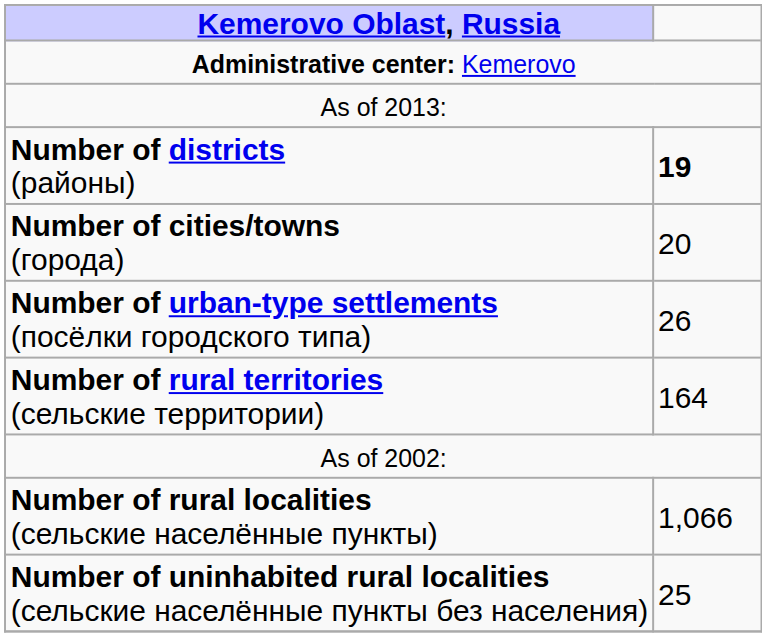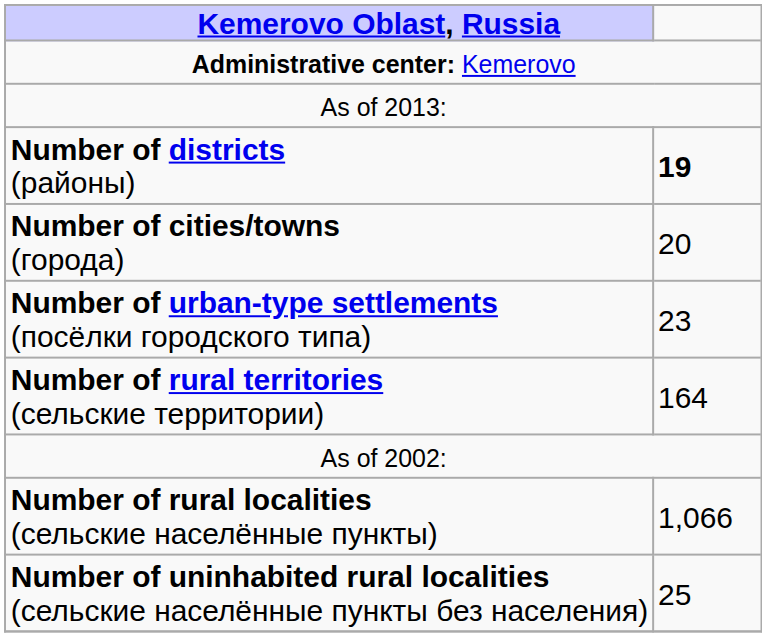(675, 319) 26 -> (675, 319) 23
